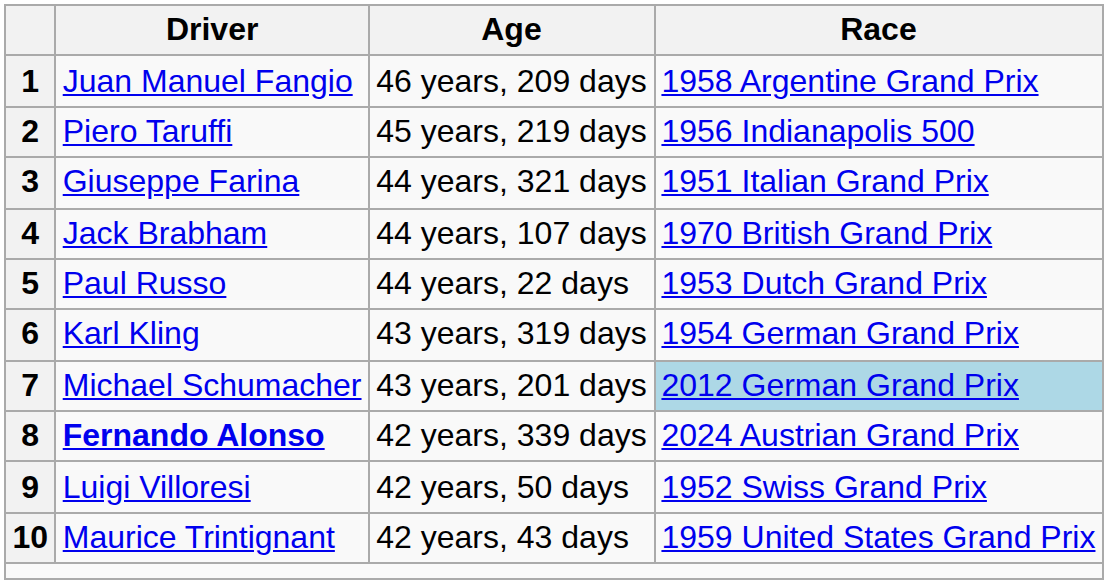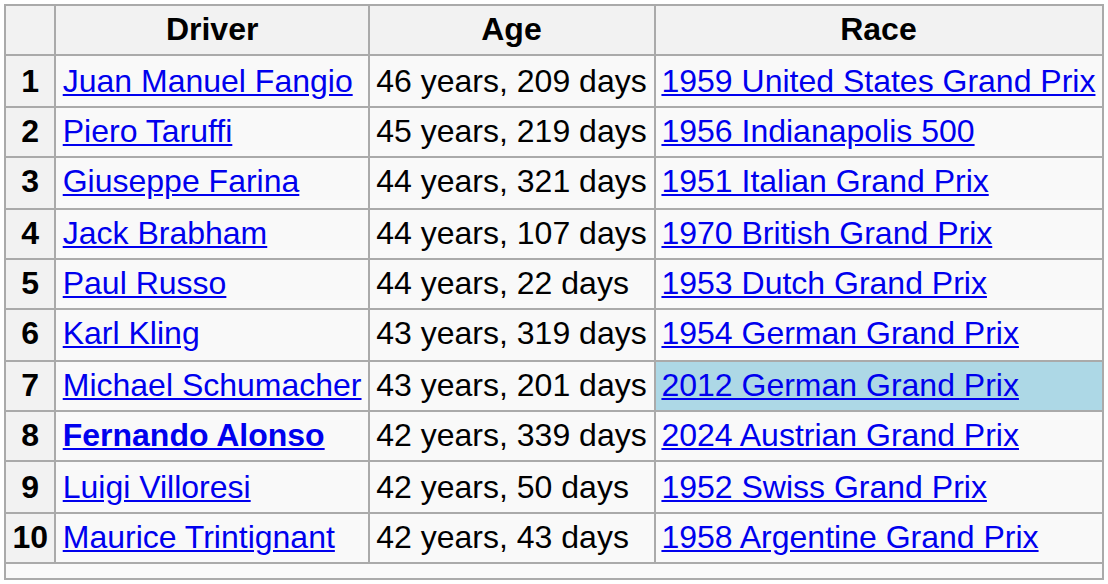(850, 80) 1958 Argentine Grand Prix -> (878, 80) 1959 United States Grand Prix
(878, 537) 1959 United States Grand Prix -> (850, 537) 1958 Argentine Grand Prix
